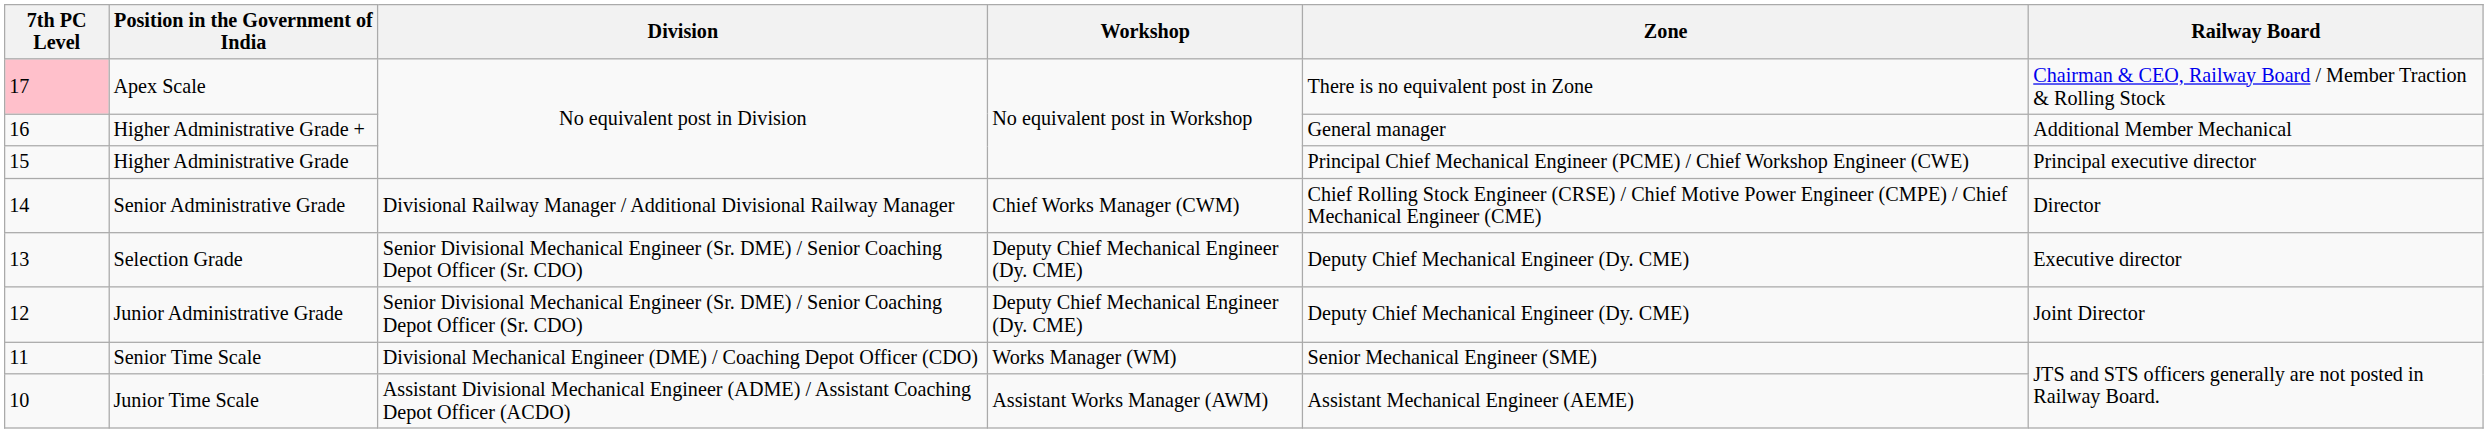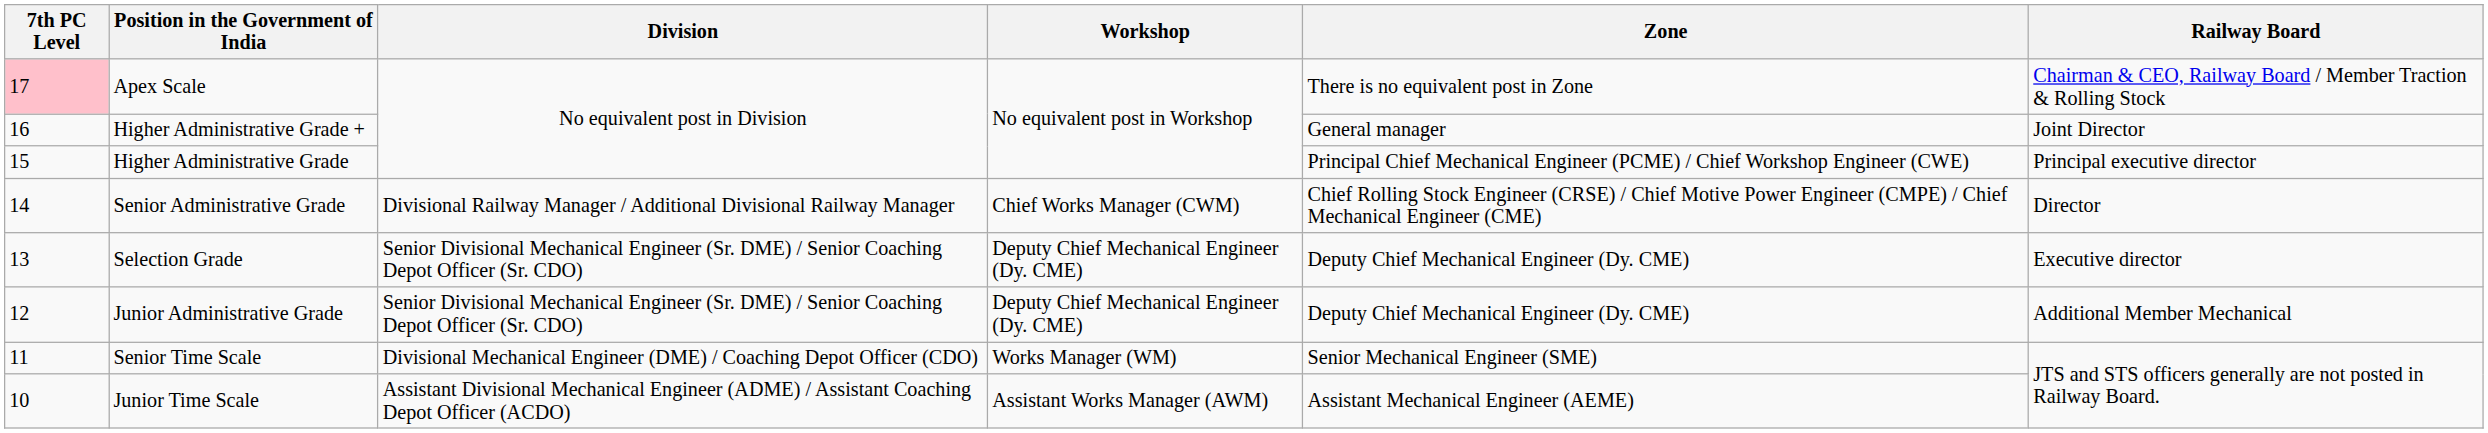(2163, 129) Additional Member Mechanical -> (2089, 129) Joint Director
(2089, 314) Joint Director -> (2163, 314) Additional Member Mechanical
